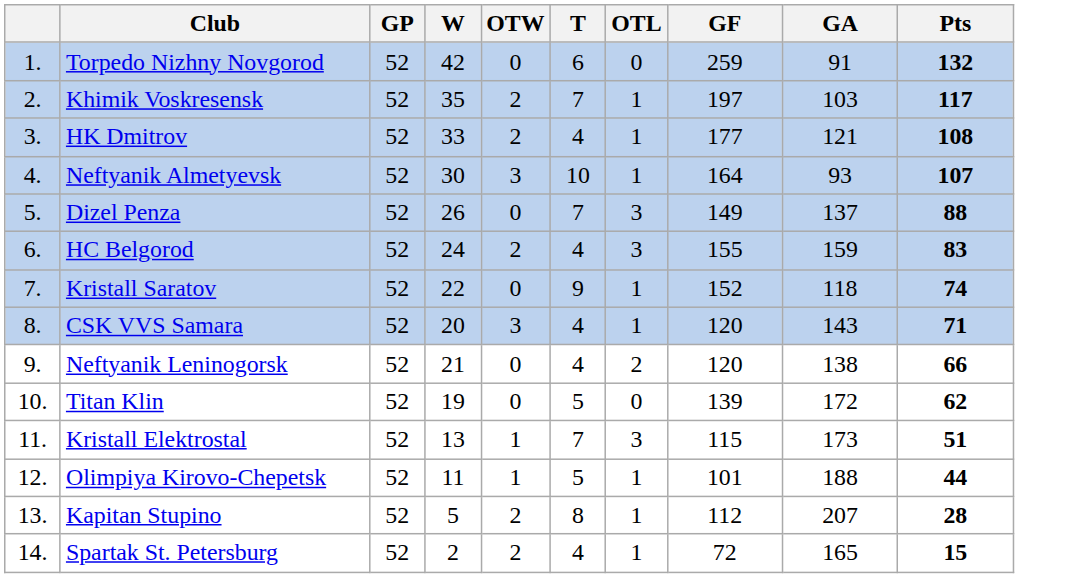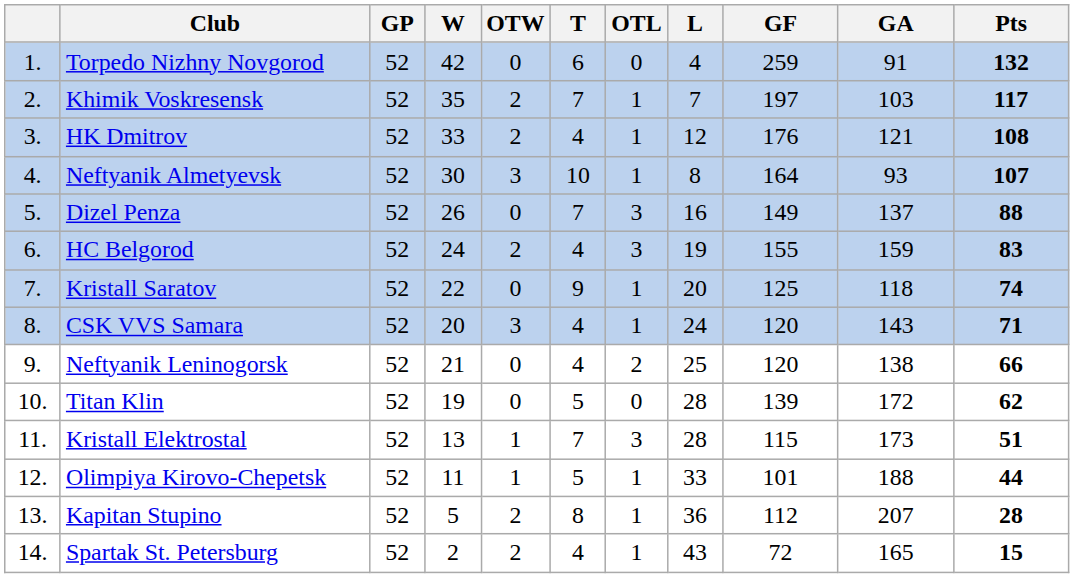+ column: (695, 23)
(725, 136) 177 -> (780, 136) 176
(725, 288) 152 -> (780, 288) 125
